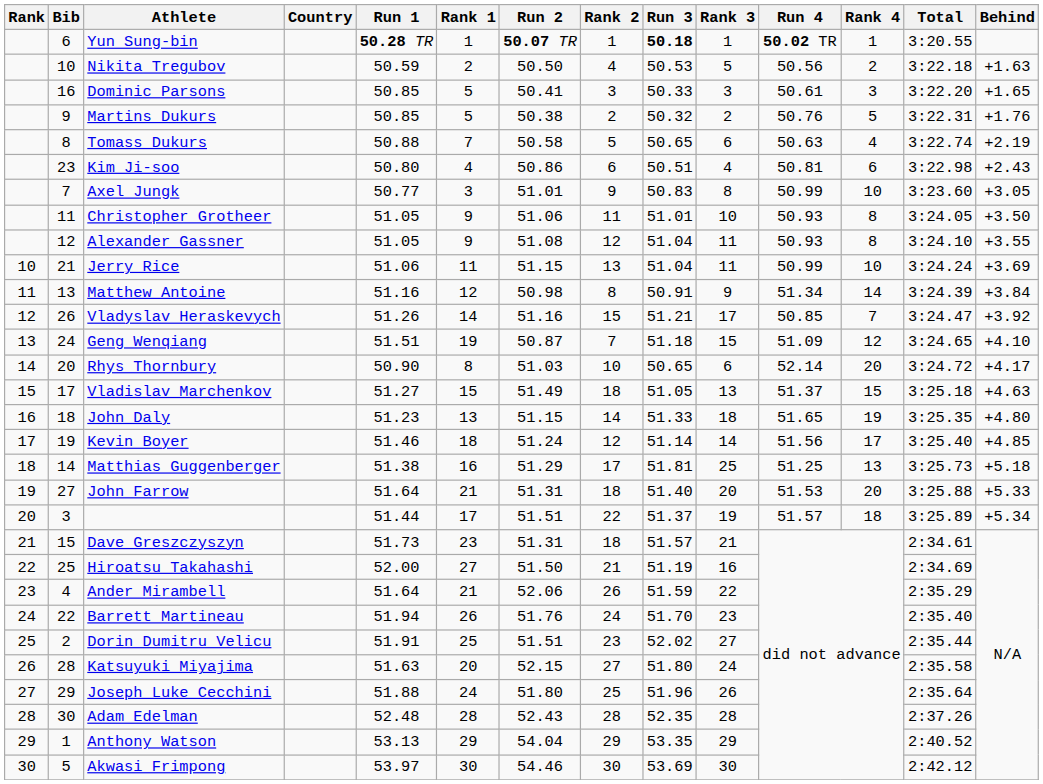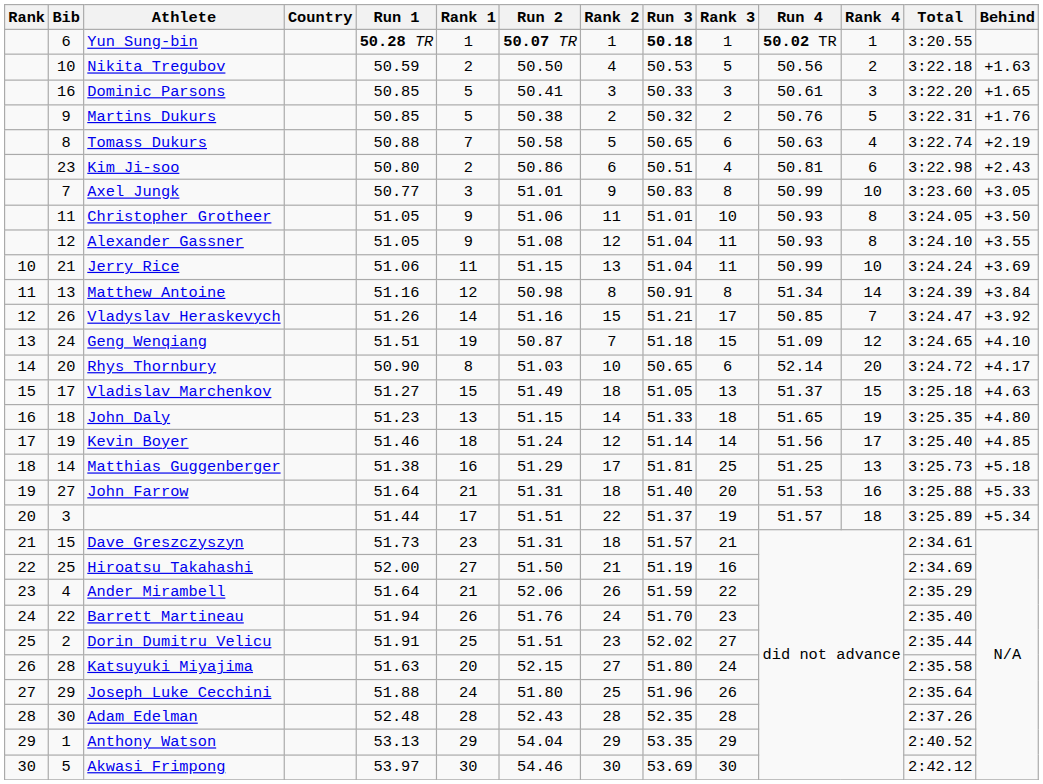(468, 167) 4 -> (468, 167) 2
(728, 292) 9 -> (728, 292) 8
(873, 492) 20 -> (873, 492) 16
